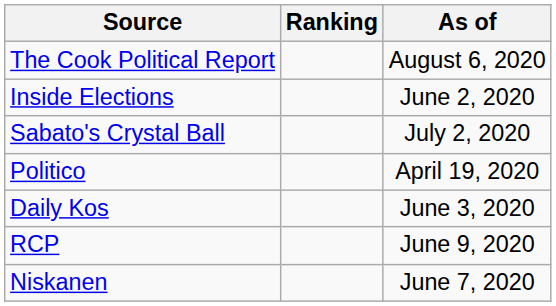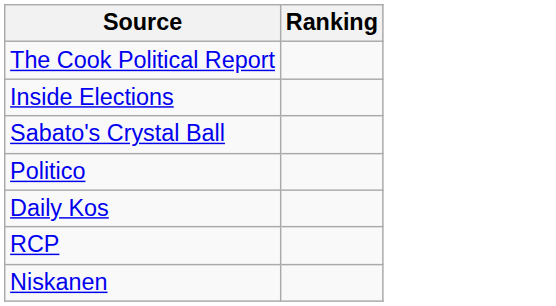- column: (467, 23)
